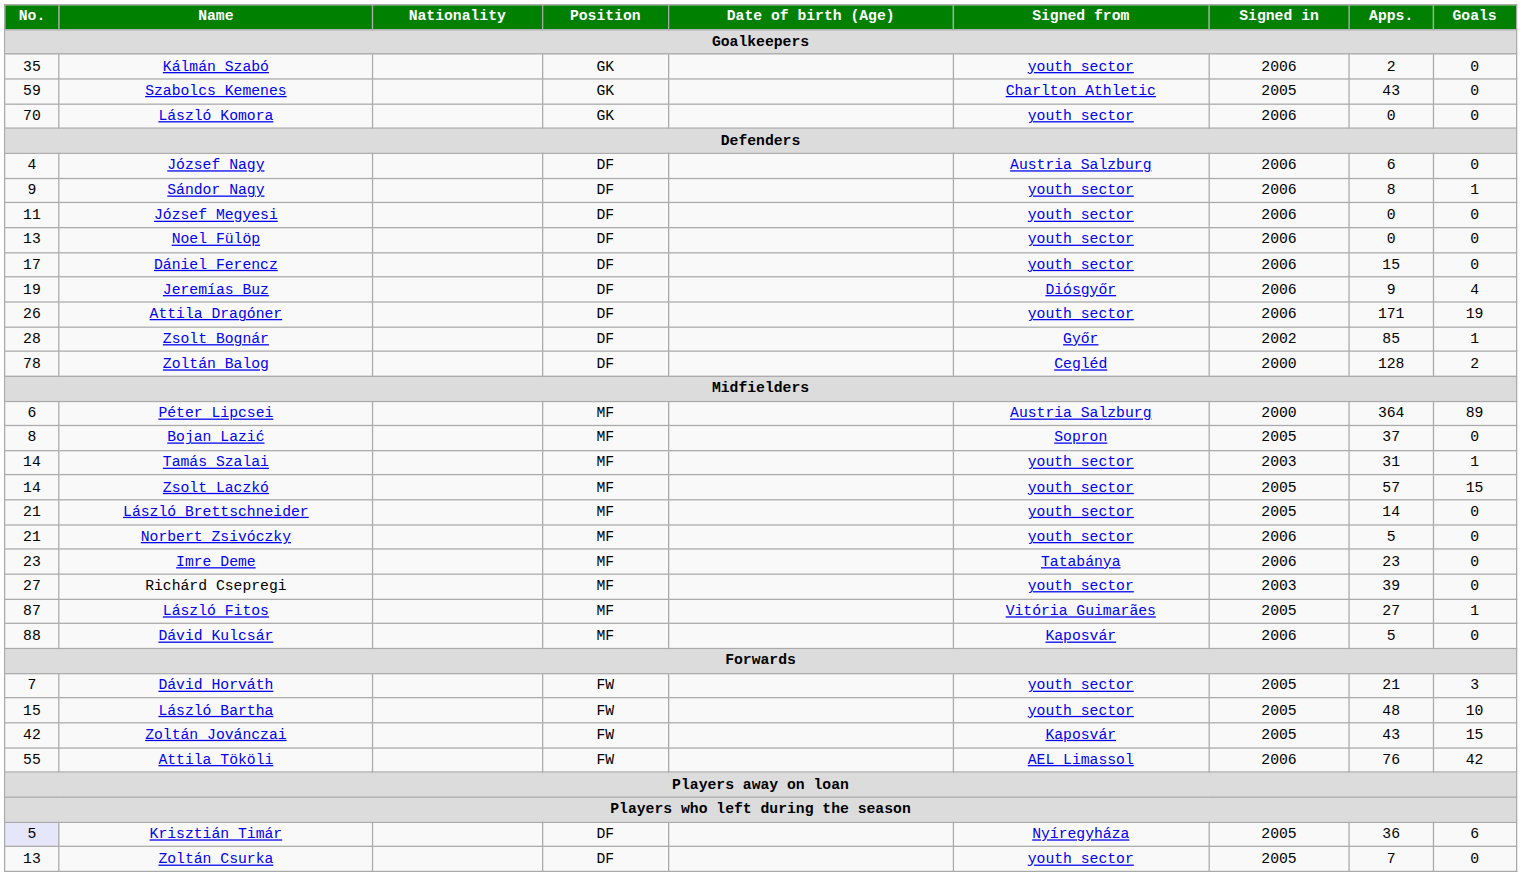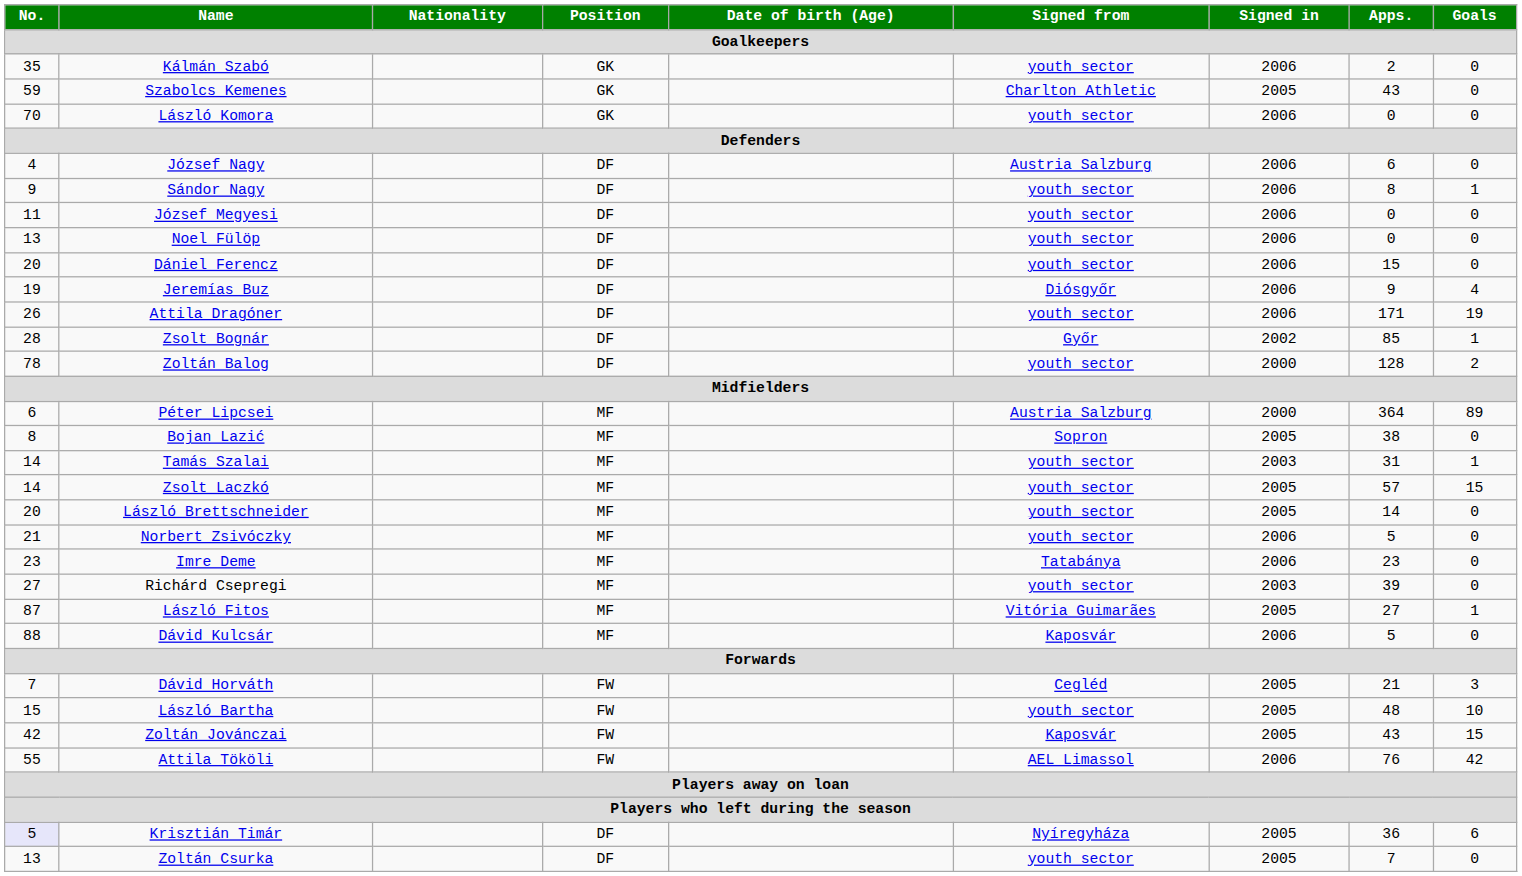(32, 264) 17 -> (32, 264) 20
(1081, 363) Cegléd -> (1081, 363) youth sector
(1391, 438) 37 -> (1391, 438) 38
(32, 512) 21 -> (32, 512) 20
(1081, 685) youth sector -> (1081, 685) Cegléd
